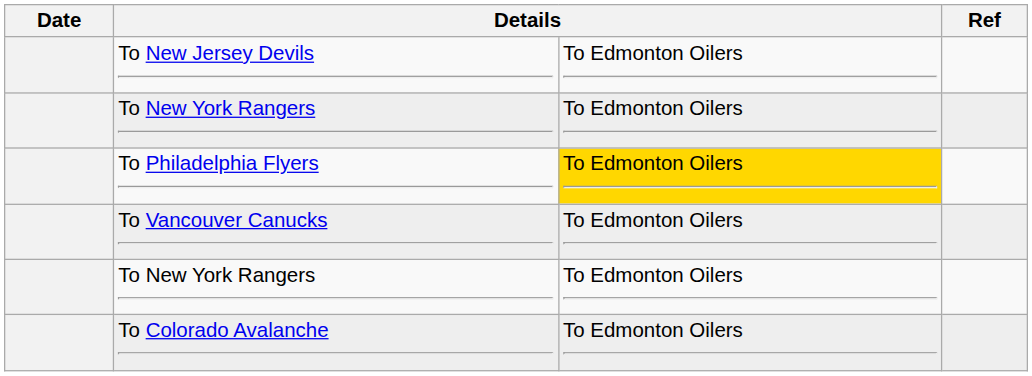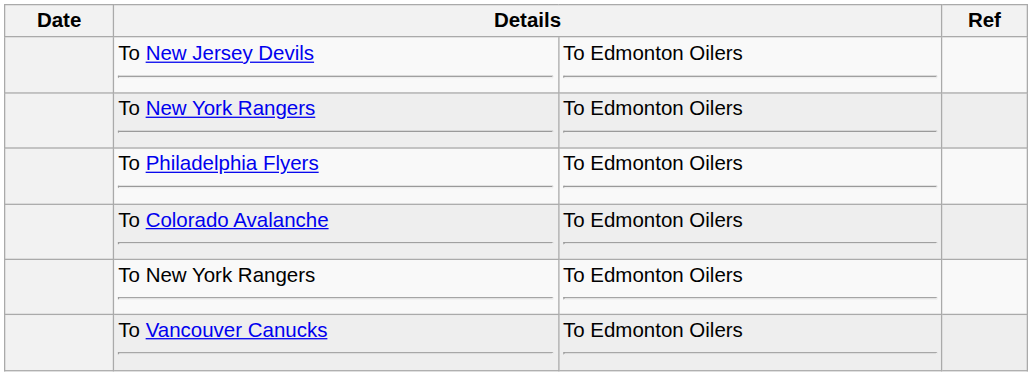(750, 171) gold background -> (750, 171) no background
rows swapped: (59, 231) <-> (59, 342)
